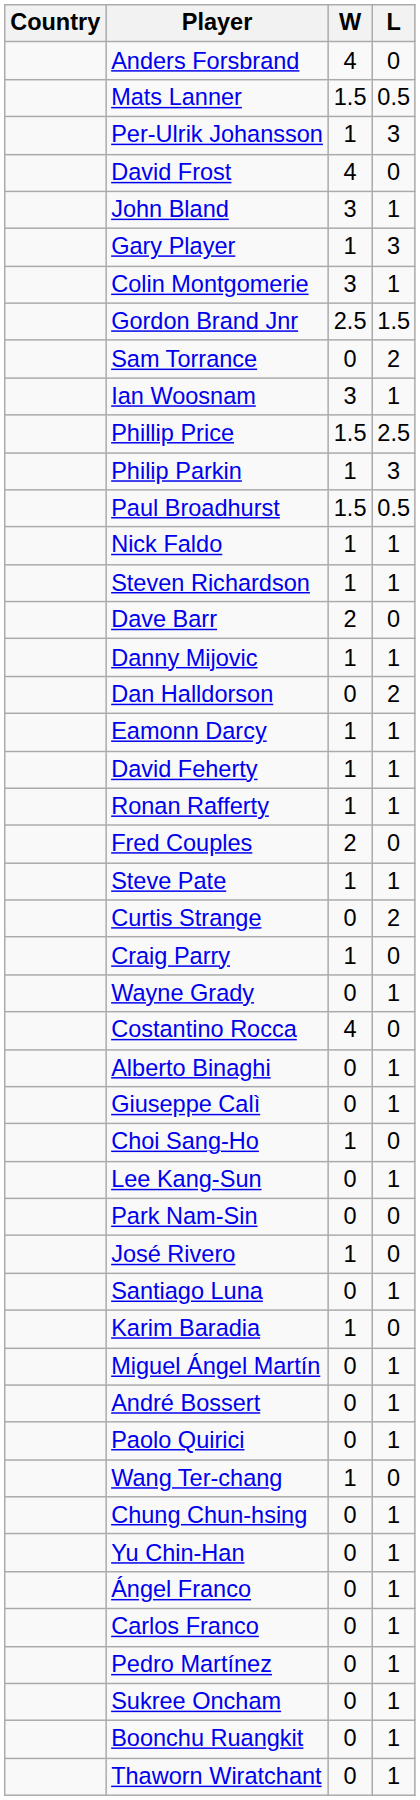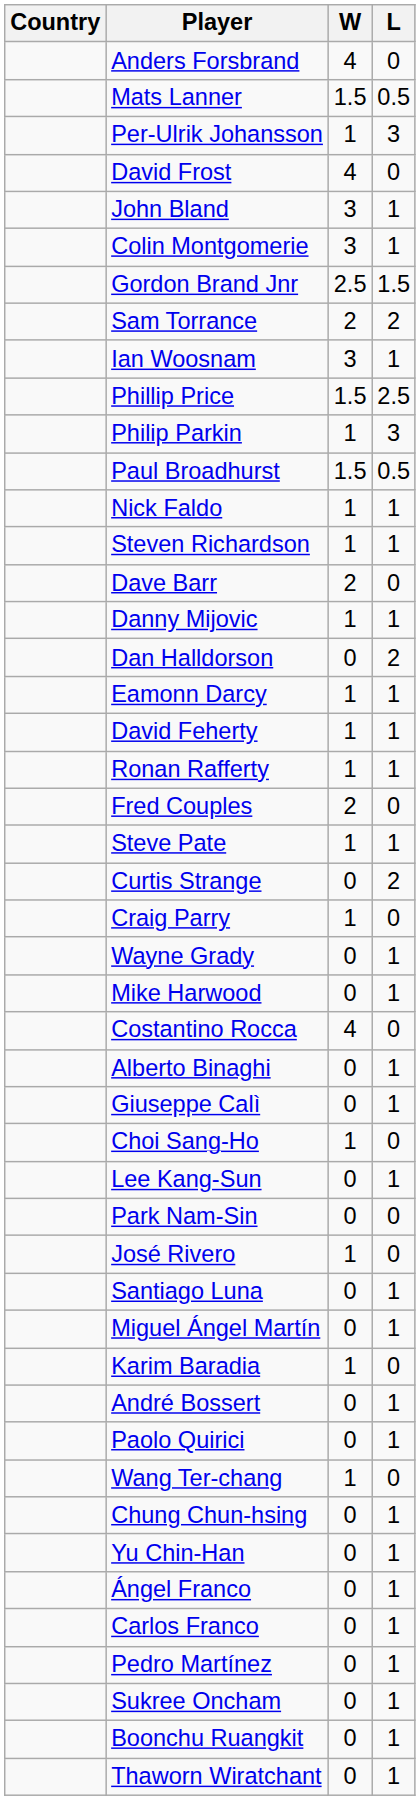- row: (173, 246)
(350, 358) 0 -> (350, 321) 2
+ row: (186, 992)
rows swapped: (216, 1365) <-> (186, 1328)
